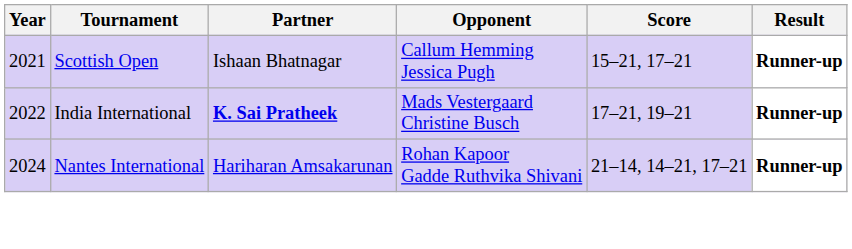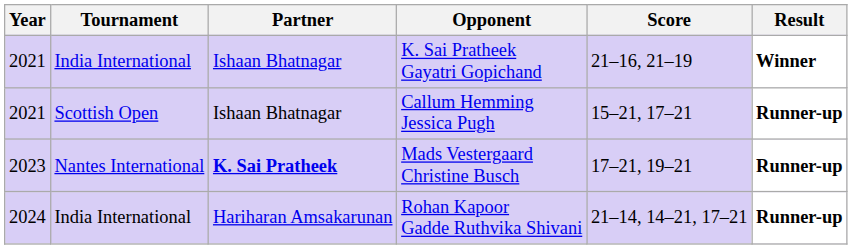+ row: (471, 61)
(27, 113) 2022 -> (27, 165) 2023
(123, 113) India International -> (129, 165) Nantes International
(129, 165) Nantes International -> (123, 217) India International
